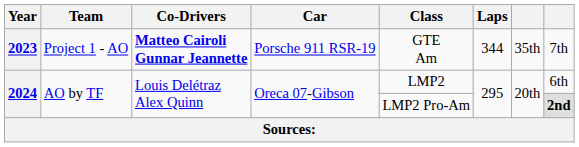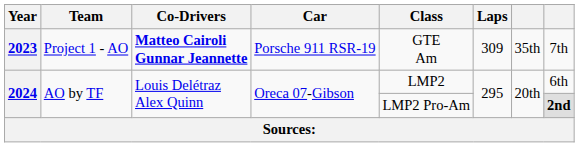(492, 49) 344 -> (492, 49) 309
